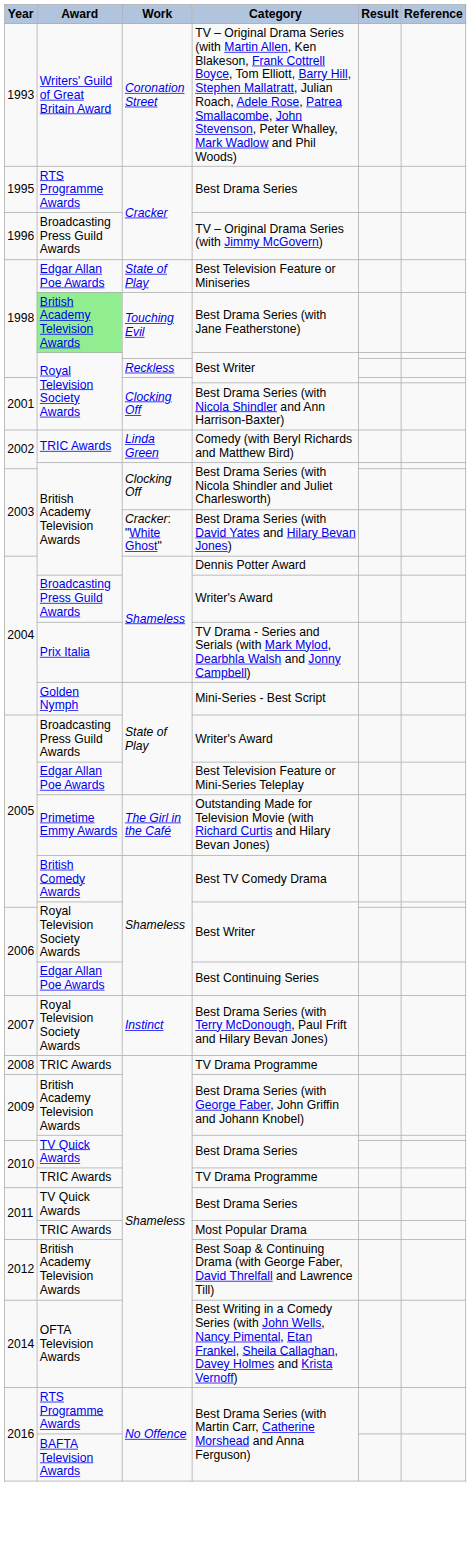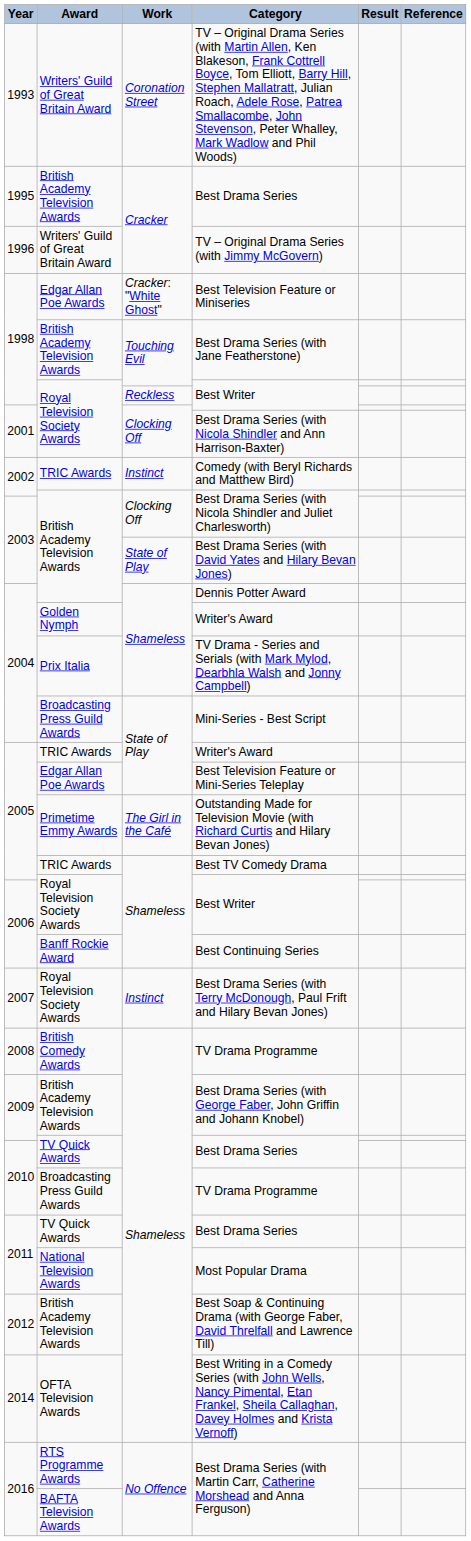(72, 189) RTS Programme Awards -> (67, 196) British Academy Television Awards
(75, 236) Broadcasting Press Guild Awards -> (76, 249) Writers' Guild of Great Britain Award
(146, 275) State of Play -> (148, 296) Cracker: "White Ghost"
(67, 322) lightgreen background -> (67, 349) no background
(142, 446) Linda Green -> (144, 473) Instinct
(148, 532) Cracker: "White Ghost" -> (146, 560) State of Play
(75, 598) Broadcasting Press Guild Awards -> (59, 619) Golden Nymph
(59, 698) Golden Nymph -> (75, 719) Broadcasting Press Guild Awards
(75, 738) Broadcasting Press Guild Awards -> (76, 752) TRIC Awards
(62, 878) British Comedy Awards -> (76, 864) TRIC Awards
(72, 978) Edgar Allan Poe Awards -> (74, 951) Banff Rockie Award
(76, 1065) TRIC Awards -> (62, 1051) British Comedy Awards
(76, 1177) TRIC Awards -> (75, 1191) Broadcasting Press Guild Awards
(76, 1230) TRIC Awards -> (67, 1271) National Television Awards
